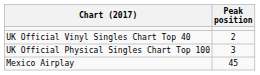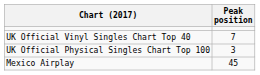(233, 37) 2 -> (233, 37) 7
